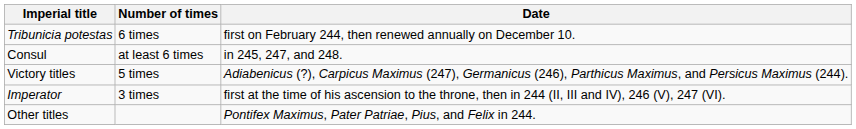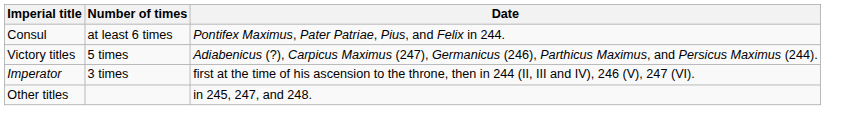- row: (60, 34)
(283, 54) in 245, 247, and 248. -> (349, 34) Pontifex Maximus, Pater Patriae, Pius, and Felix in 244.
(380, 114) Pontifex Maximus, Pater Patriae, Pius, and Felix in 244. -> (253, 94) in 245, 247, and 248.
